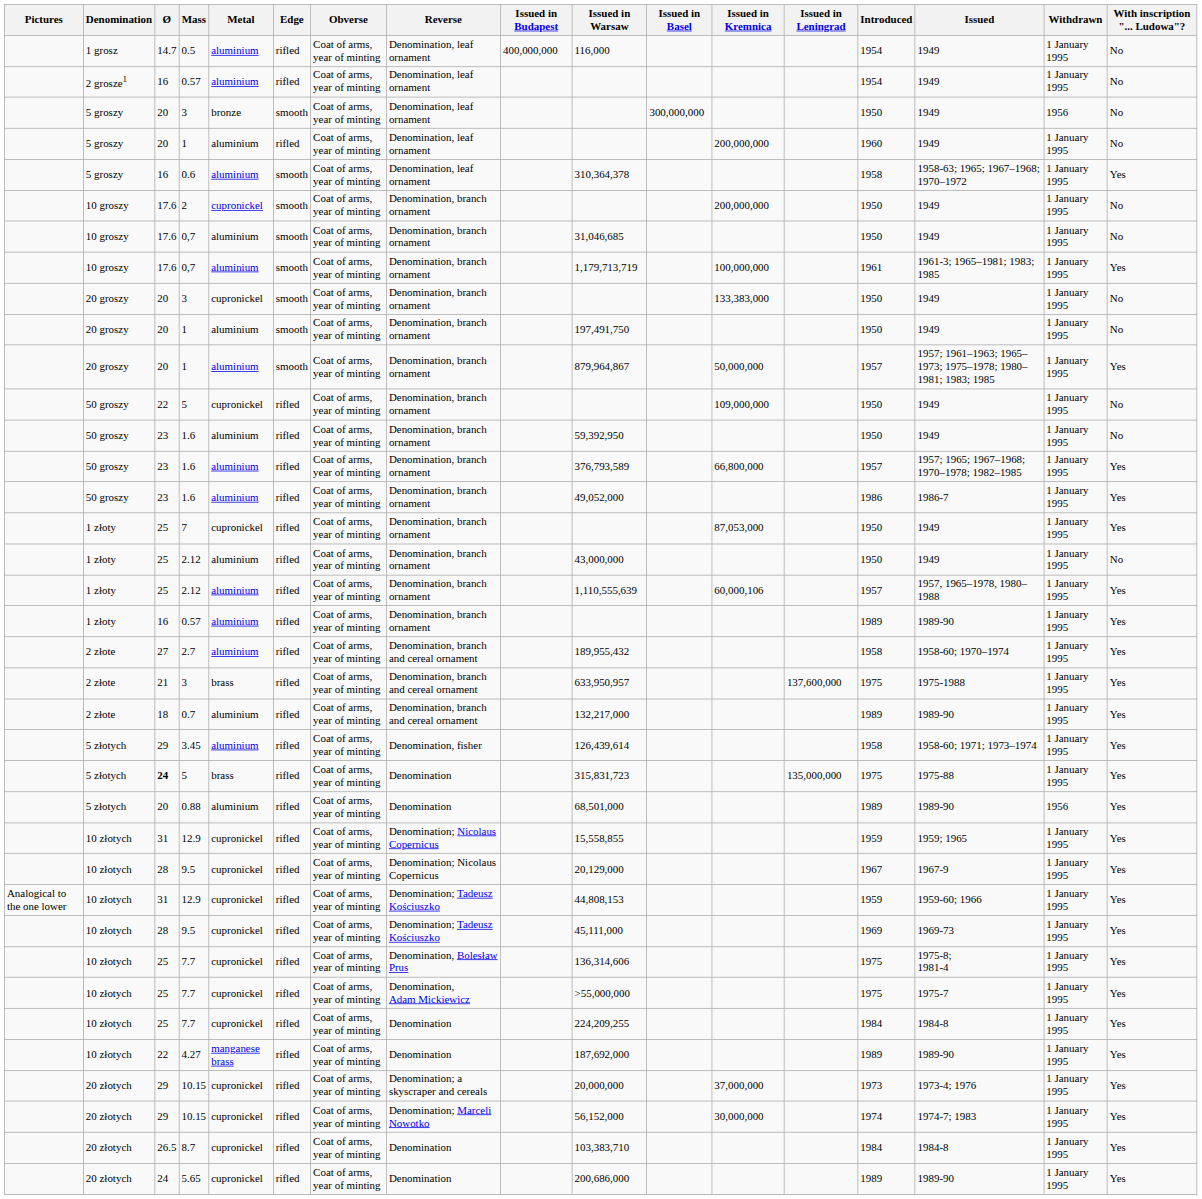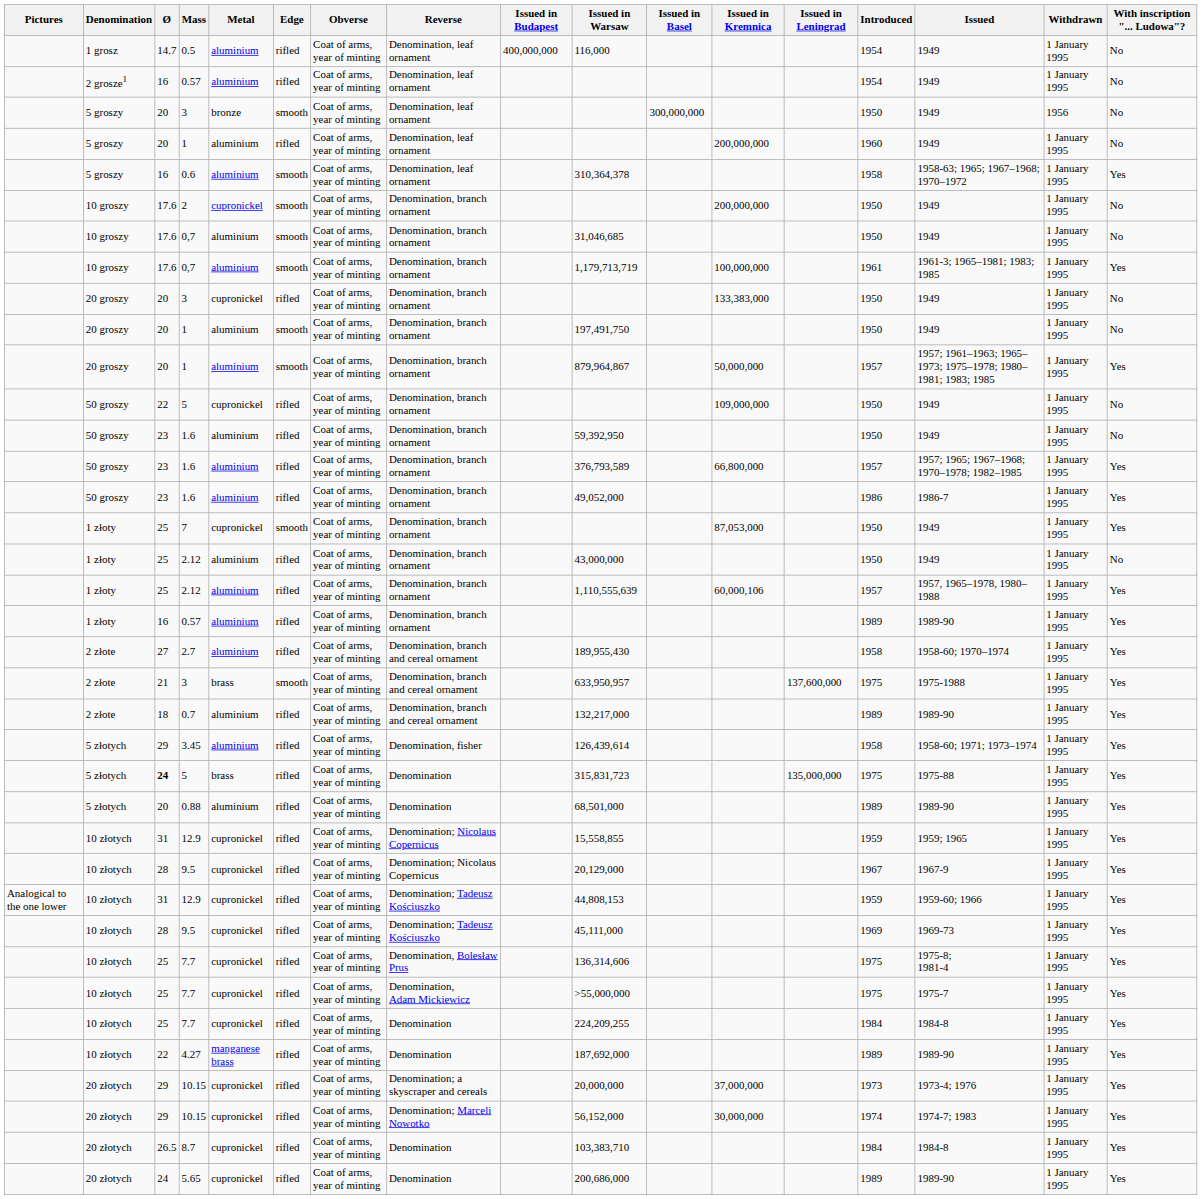(292, 299) smooth -> (288, 299) rifled
(288, 528) rifled -> (292, 528) smooth
(602, 652) 189,955,432 -> (602, 652) 189,955,430
(288, 683) rifled -> (292, 683) smooth
(1057, 807) 1956 -> (1067, 807) 1 January 1995
